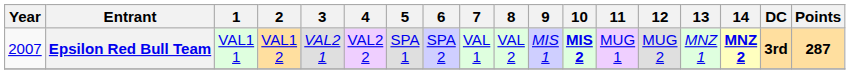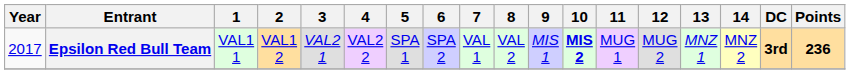(25, 48) 2007 -> (25, 48) 2017
(741, 48) bold -> (741, 48) normal
(818, 48) 287 -> (818, 48) 236
